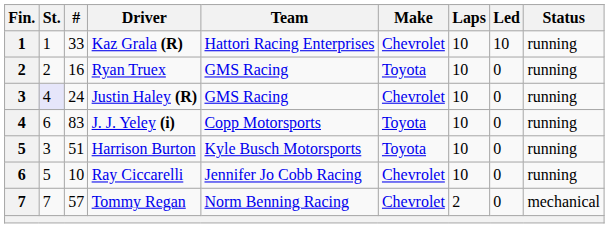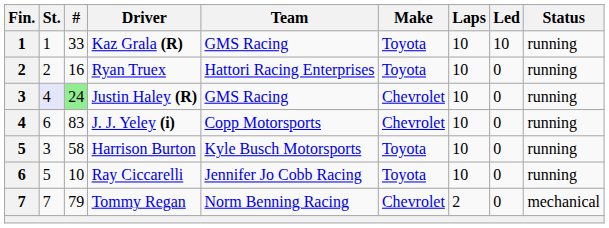(290, 44) Hattori Racing Enterprises -> (246, 44) GMS Racing
(413, 44) Chevrolet -> (404, 44) Toyota
(246, 70) GMS Racing -> (290, 70) Hattori Racing Enterprises
(76, 96) no background -> (76, 96) lightgreen background
(404, 123) Toyota -> (413, 123) Chevrolet
(76, 149) 51 -> (76, 149) 58
(413, 175) Chevrolet -> (404, 175) Toyota
(76, 202) 57 -> (76, 202) 79
